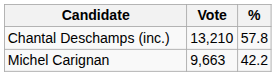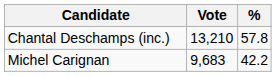(208, 60) 9,663 -> (208, 60) 9,683
